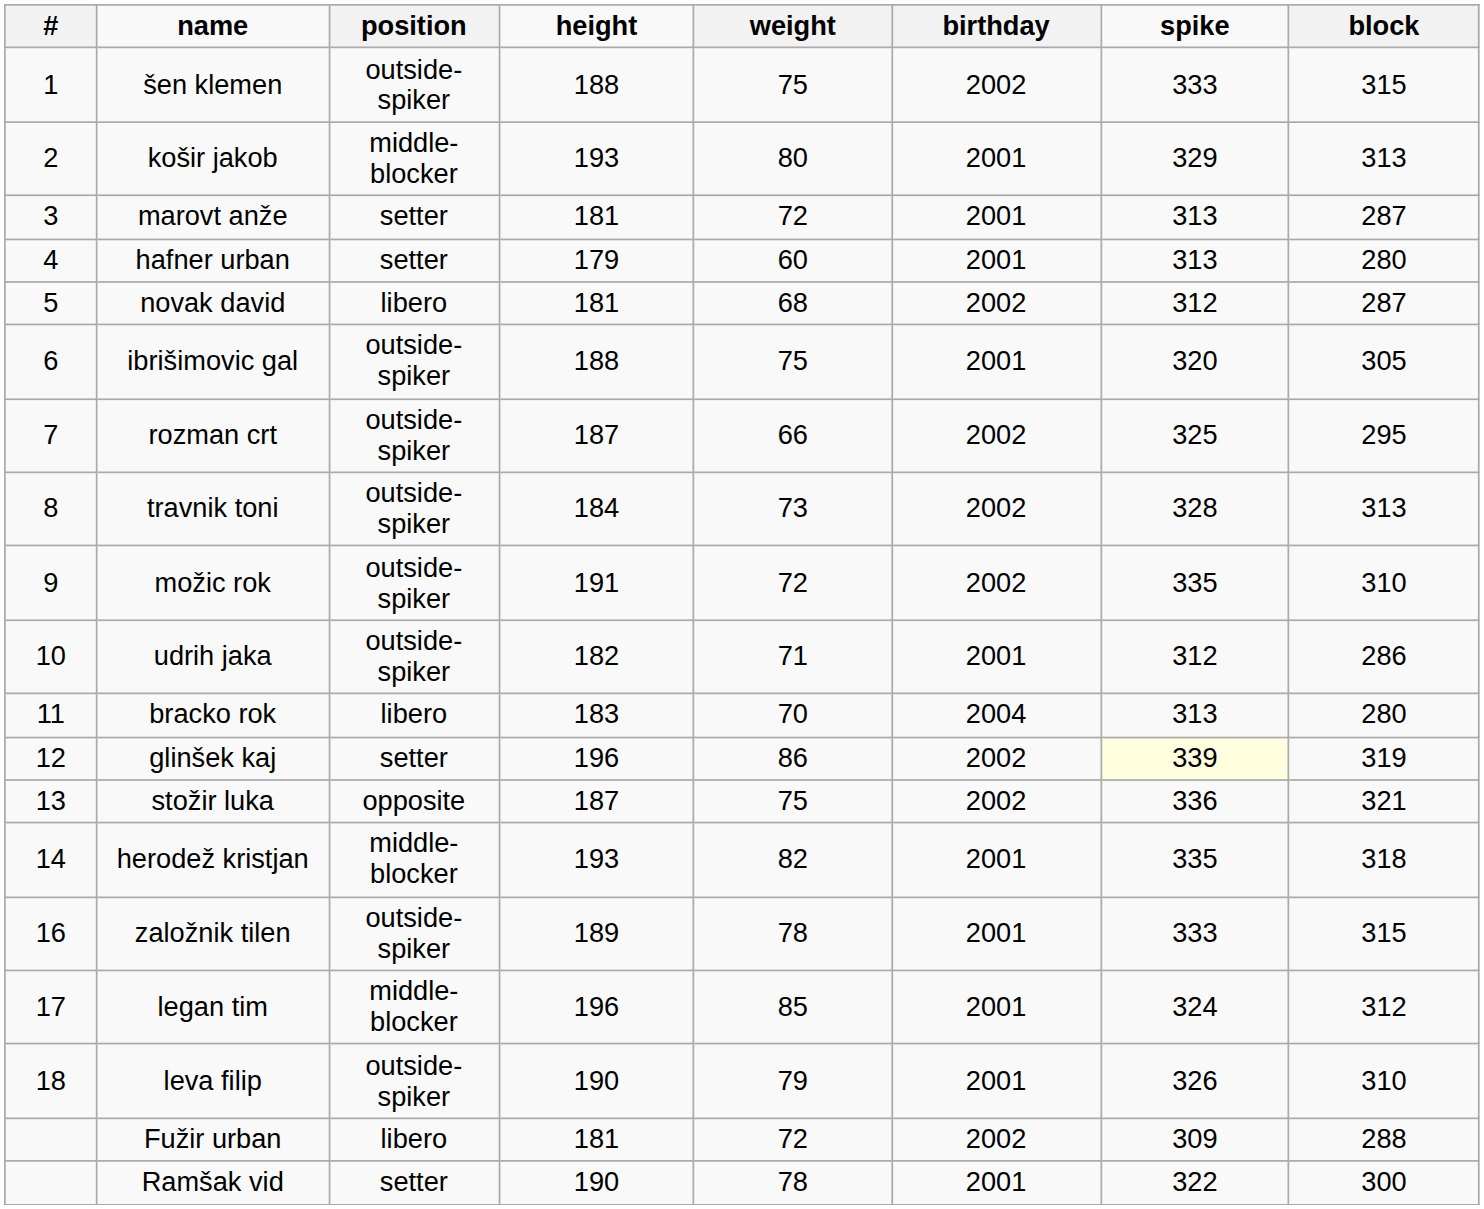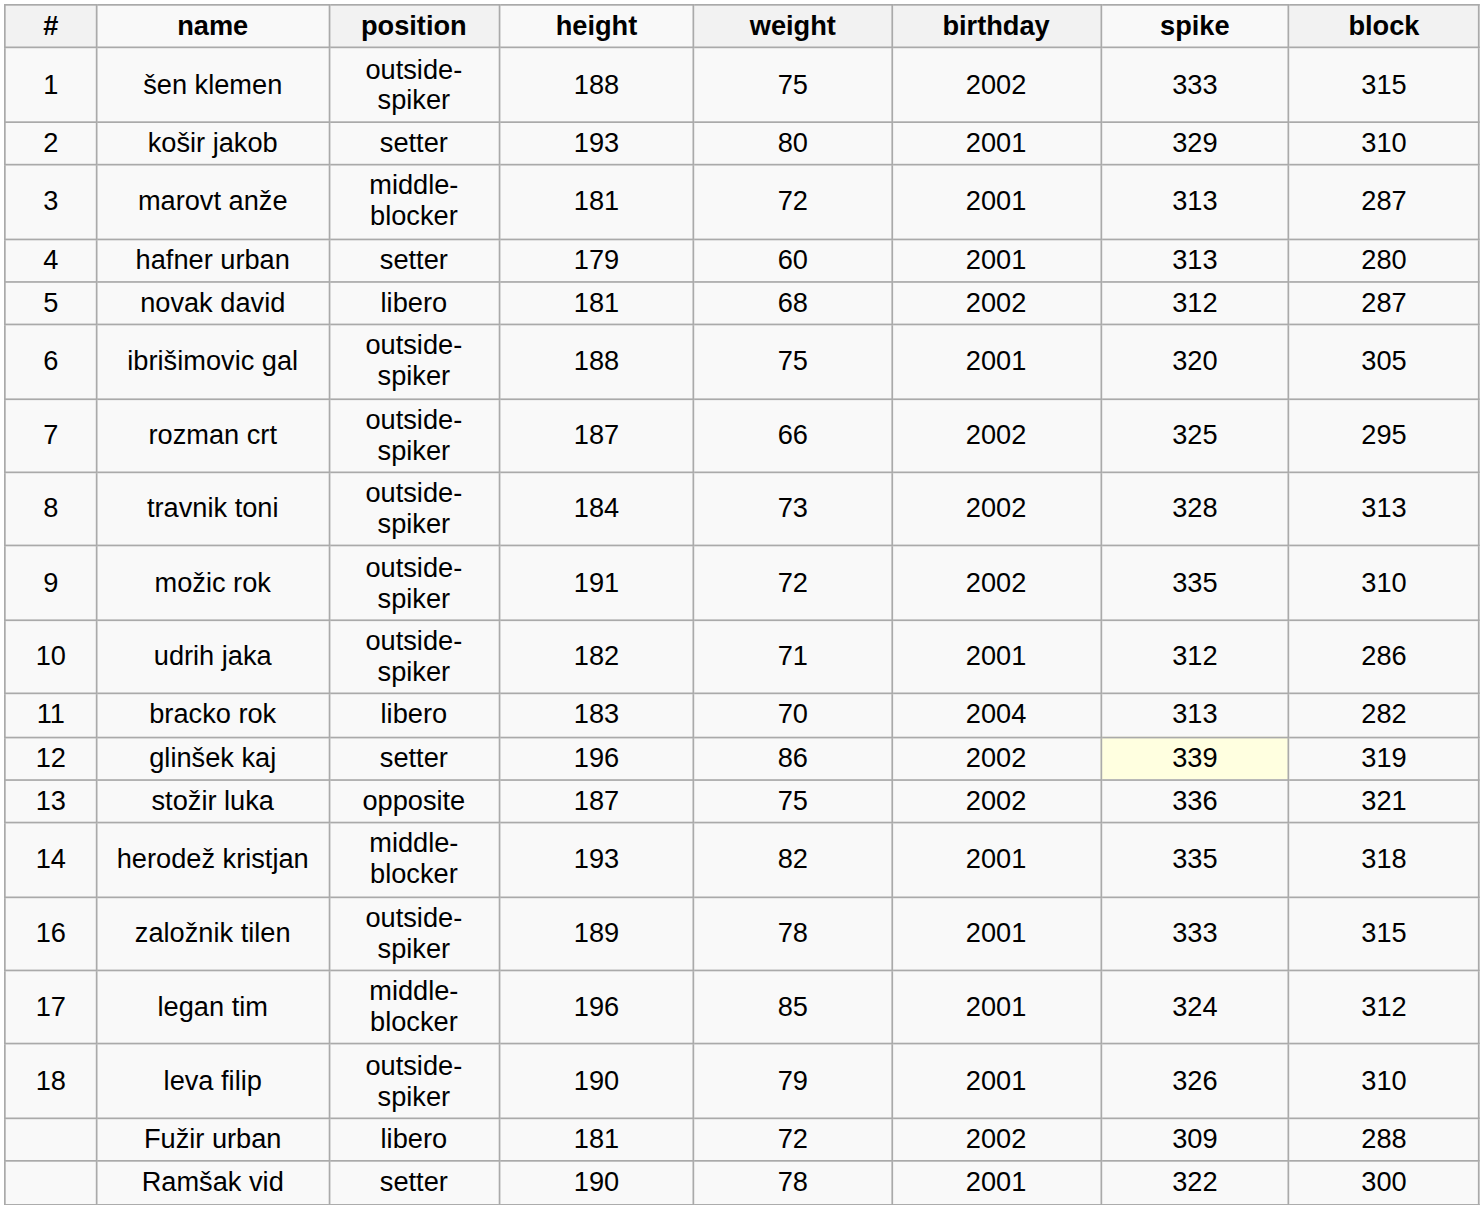(414, 158) middle-blocker -> (414, 142) setter
(1384, 158) 313 -> (1384, 142) 310
(414, 216) setter -> (414, 201) middle-blocker
(1384, 714) 280 -> (1384, 714) 282
